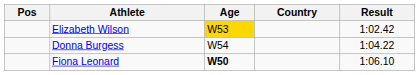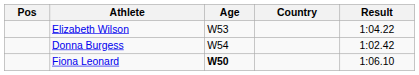(218, 29) gold background -> (218, 29) no background
(377, 29) 1:02.42 -> (377, 29) 1:04.22
(377, 45) 1:04.22 -> (377, 45) 1:02.42
